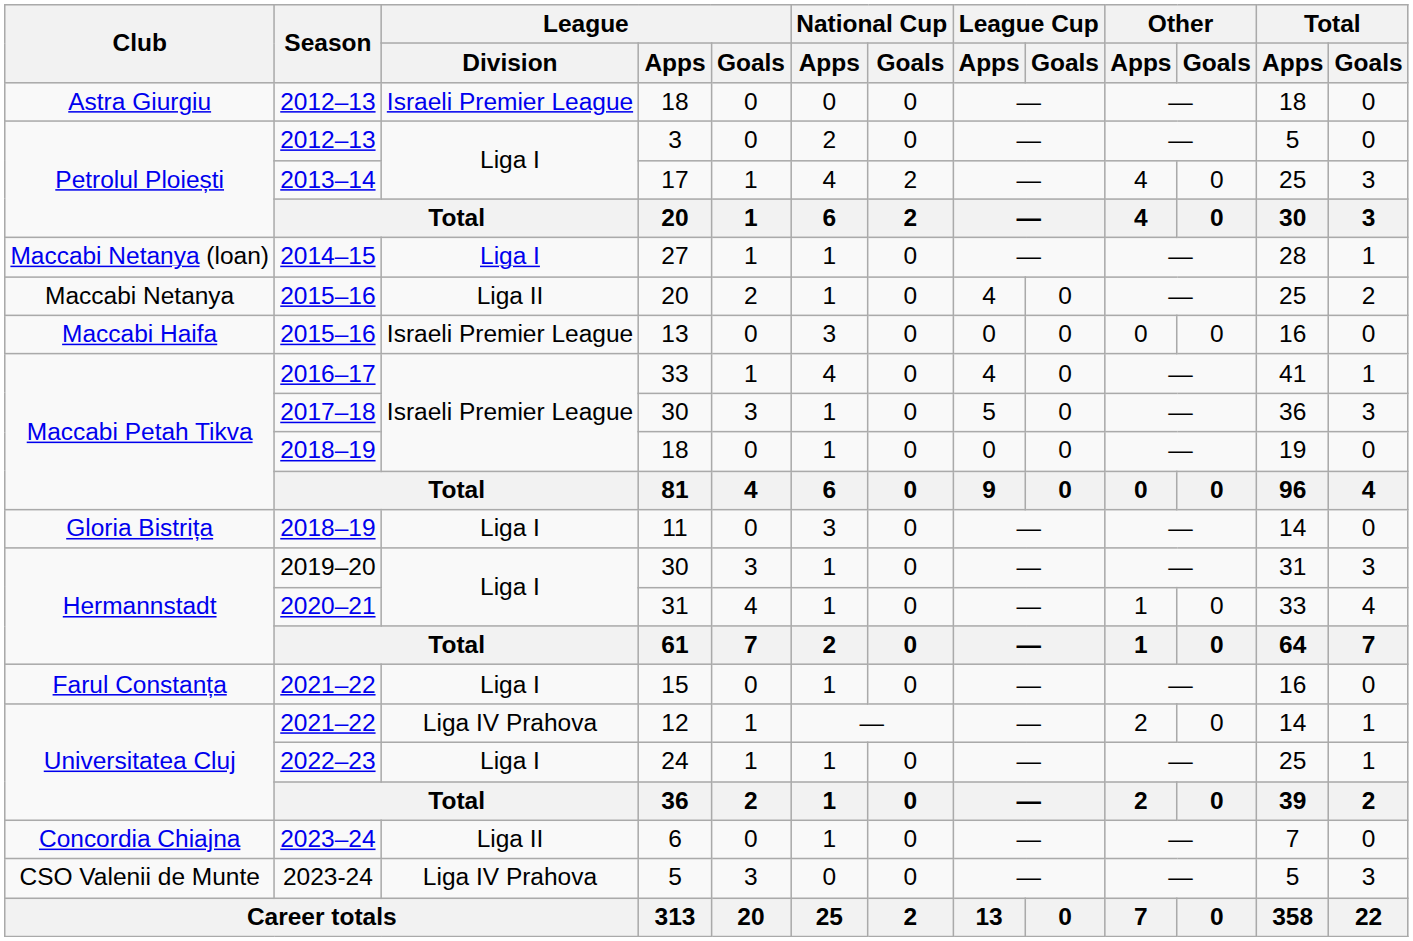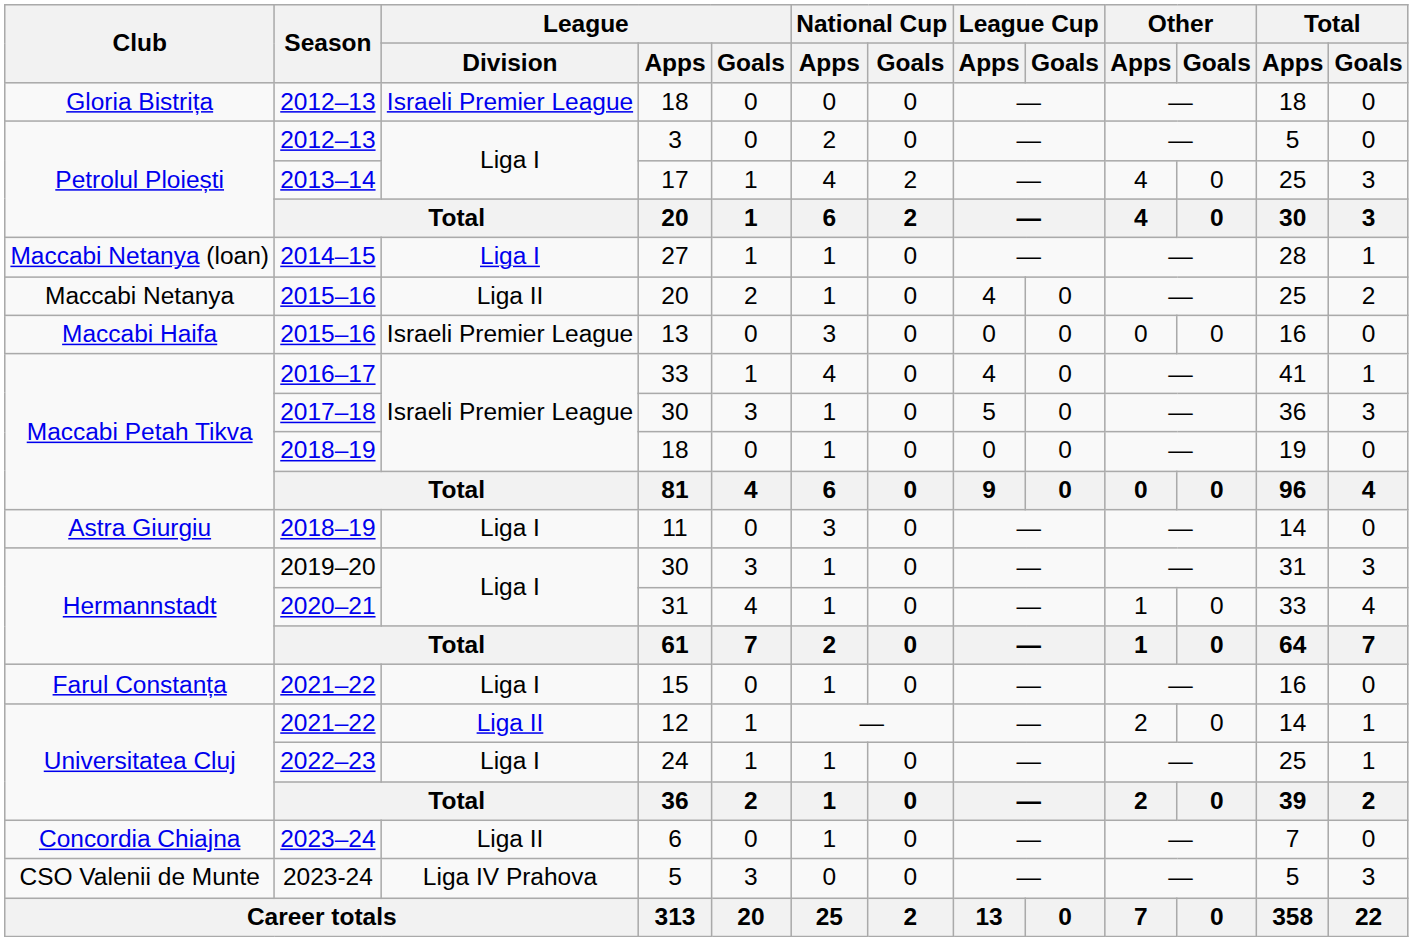(140, 101) Astra Giurgiu -> (140, 101) Gloria Bistrița
(140, 528) Gloria Bistrița -> (140, 528) Astra Giurgiu
(510, 722) Liga IV Prahova -> (510, 722) Liga II
